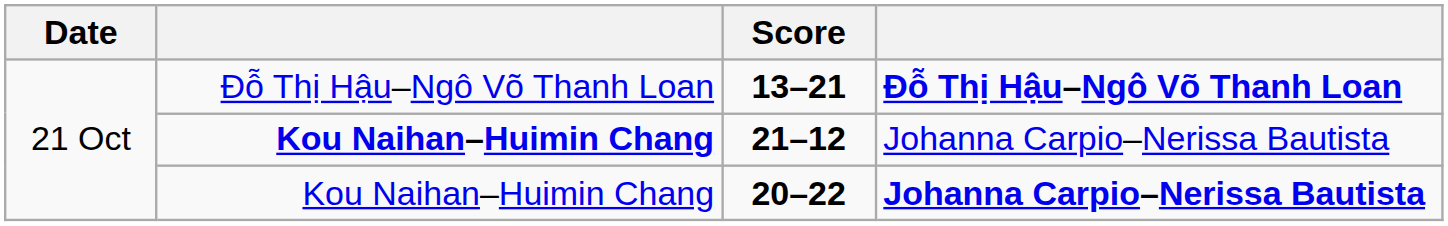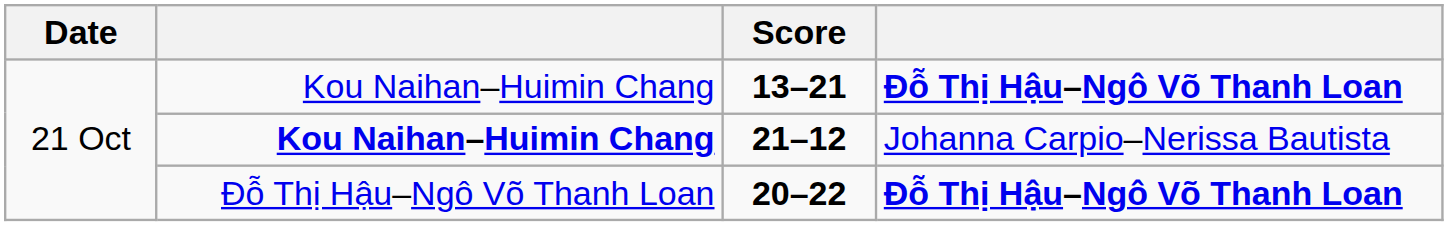(467, 86) Đỗ Thị Hậu–Ngô Võ Thanh Loan -> (509, 86) Kou Naihan–Huimin Chang
(508, 193) Kou Naihan–Huimin Chang -> (468, 193) Đỗ Thị Hậu–Ngô Võ Thanh Loan
(1154, 193) Johanna Carpio–Nerissa Bautista -> (1143, 193) Đỗ Thị Hậu–Ngô Võ Thanh Loan
